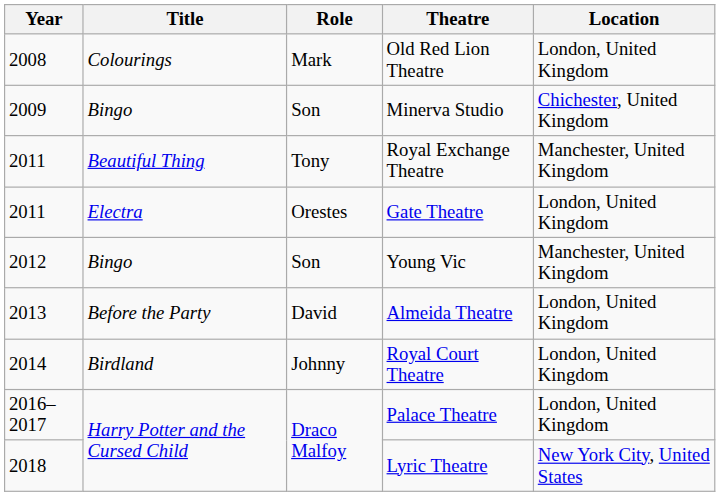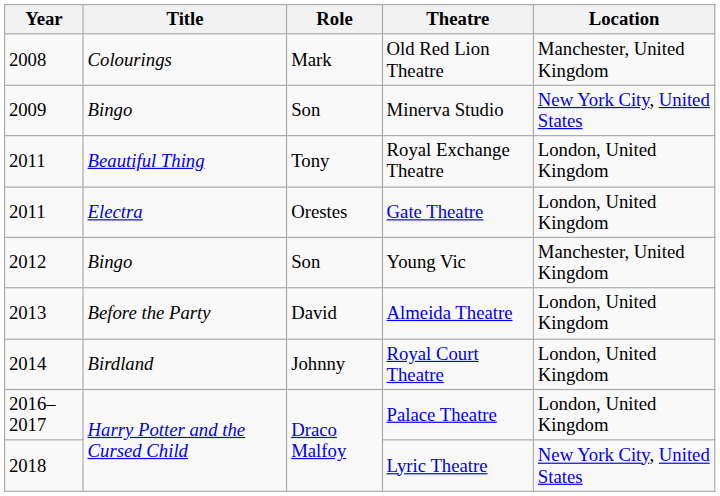(597, 59) London, United Kingdom -> (611, 59) Manchester, United Kingdom
(608, 110) Chichester, United Kingdom -> (624, 110) New York City, United States
(611, 161) Manchester, United Kingdom -> (597, 161) London, United Kingdom
